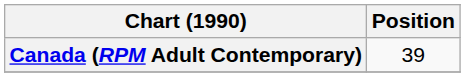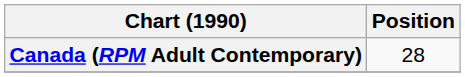(413, 54) 39 -> (413, 54) 28
